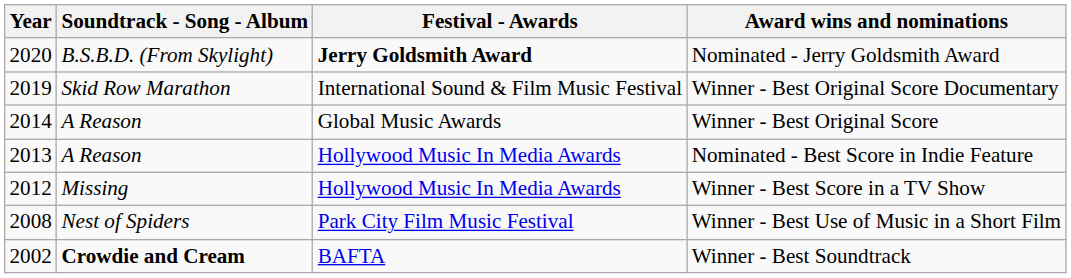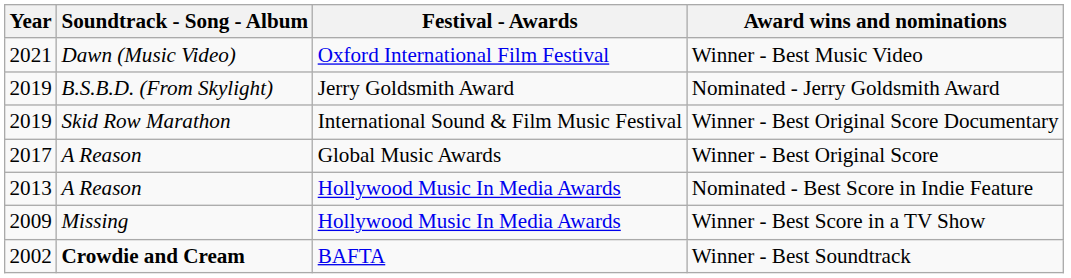+ row: (807, 54)
(31, 54) 2020 -> (31, 88) 2019
(425, 54) bold -> (416, 88) normal
(31, 121) 2014 -> (31, 155) 2017
(31, 188) 2012 -> (31, 222) 2009
- row: (876, 222)
